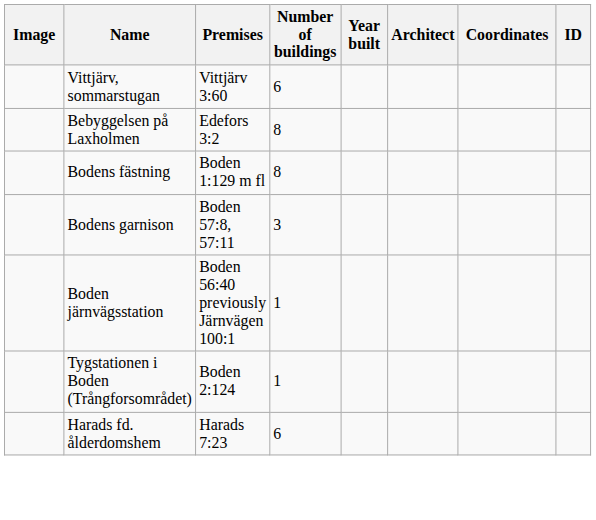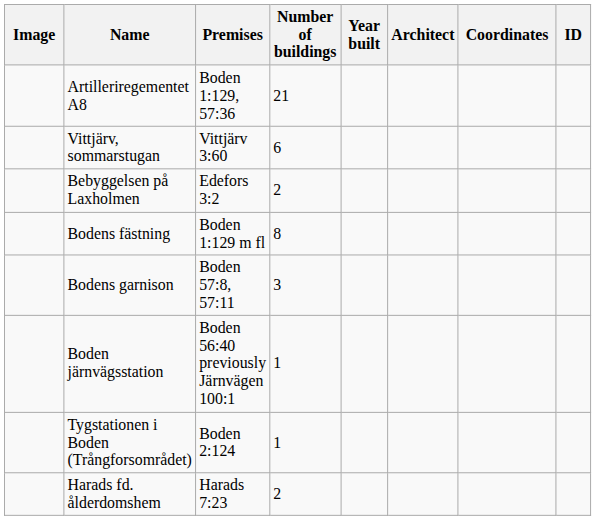+ row: (128, 95)
(277, 129) 8 -> (277, 190) 2
(277, 433) 6 -> (277, 494) 2
